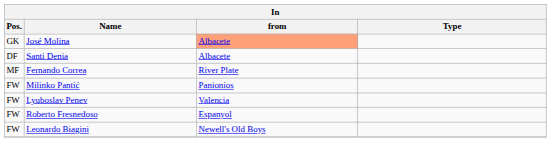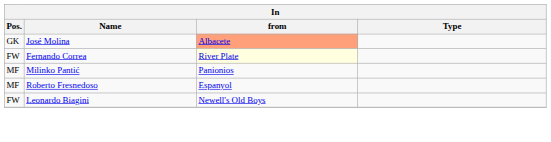- row: (47, 56)
(13, 71) MF -> (13, 56) FW
(218, 71) no background -> (218, 56) lightyellow background
(13, 85) FW -> (13, 71) MF
- row: (57, 100)
(13, 115) FW -> (13, 85) MF
